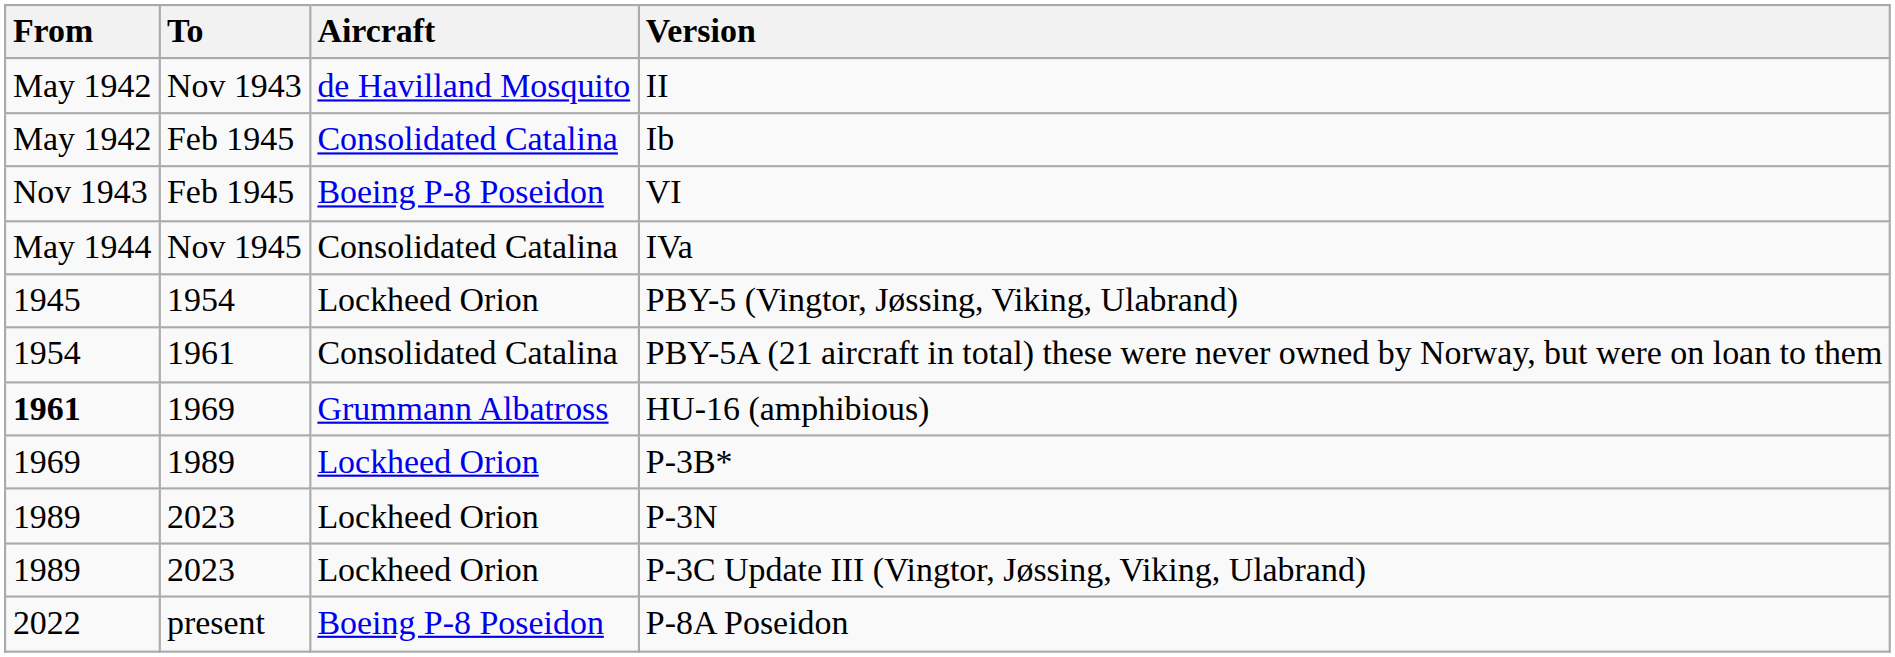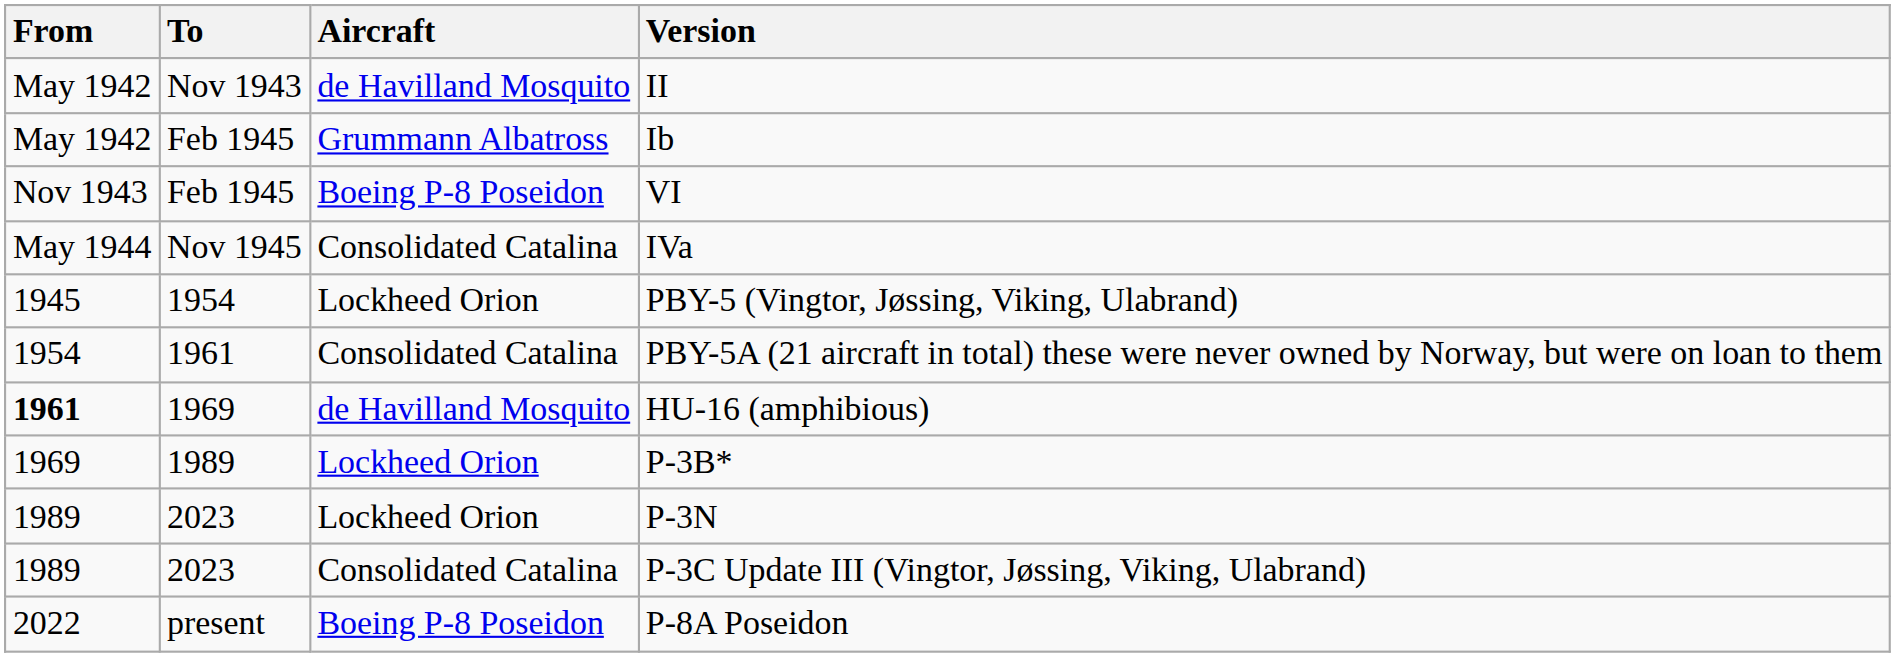(468, 138) Consolidated Catalina -> (463, 138) Grummann Albatross
(463, 407) Grummann Albatross -> (474, 407) de Havilland Mosquito
(428, 569) Lockheed Orion -> (468, 569) Consolidated Catalina
